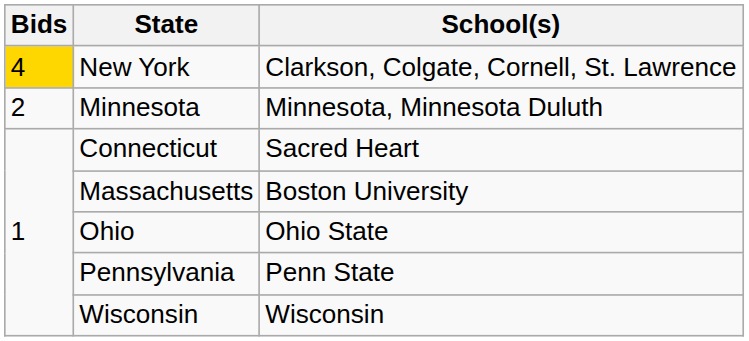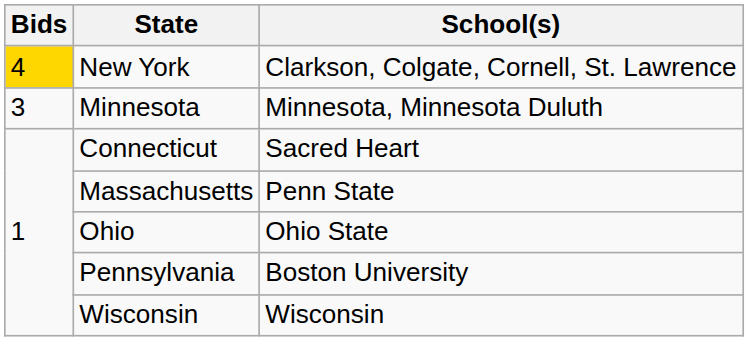(18, 107) 2 -> (18, 107) 3
(367, 190) Boston University -> (330, 190) Penn State
(330, 273) Penn State -> (367, 273) Boston University
